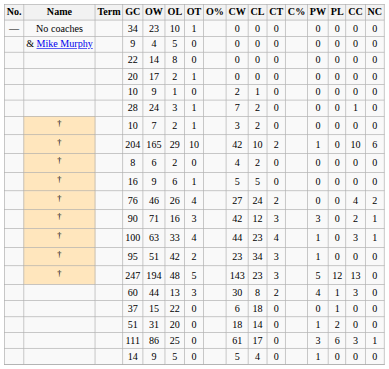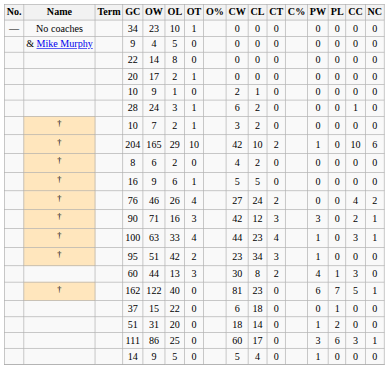(237, 108) 7 -> (237, 108) 6
- row: (59, 273)
+ row: (59, 289)
(237, 340) 61 -> (237, 340) 60
